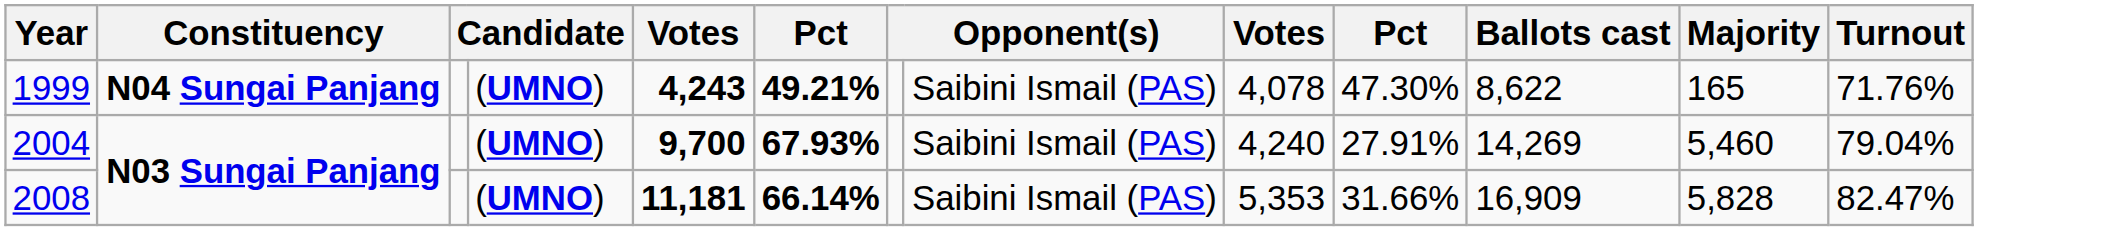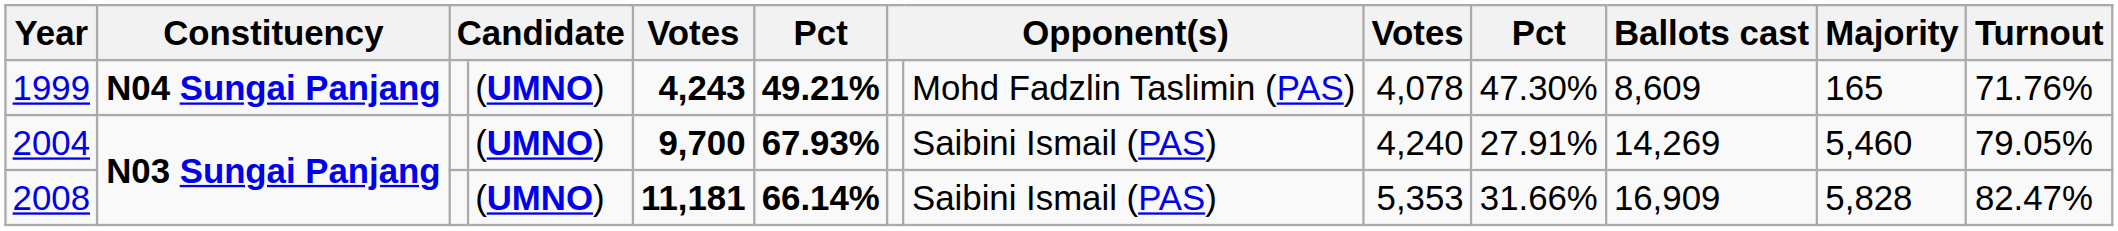(1064, 88) Saibini Ismail (PAS) -> (1134, 88) Mohd Fadzlin Taslimin (PAS)
(1519, 88) 8,622 -> (1657, 88) 8,609
(1895, 143) 79.04% -> (2034, 143) 79.05%
